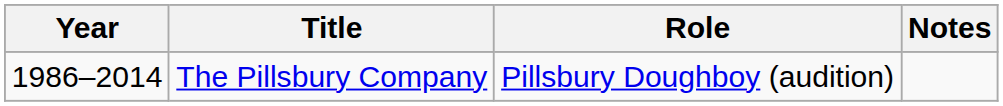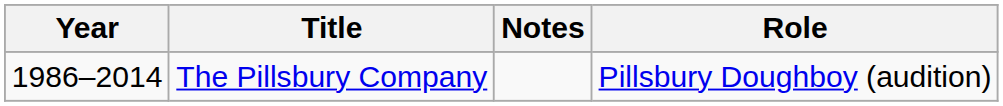columns swapped: (698, 28) <-> (950, 28)
